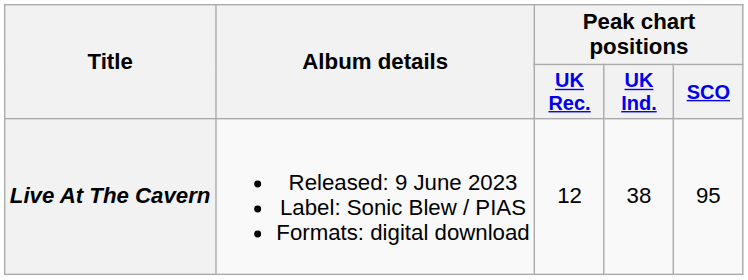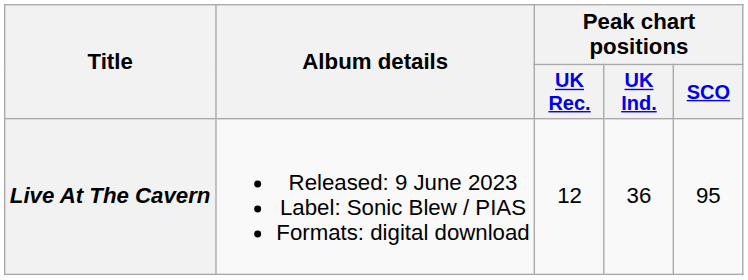(639, 196) 38 -> (639, 196) 36
